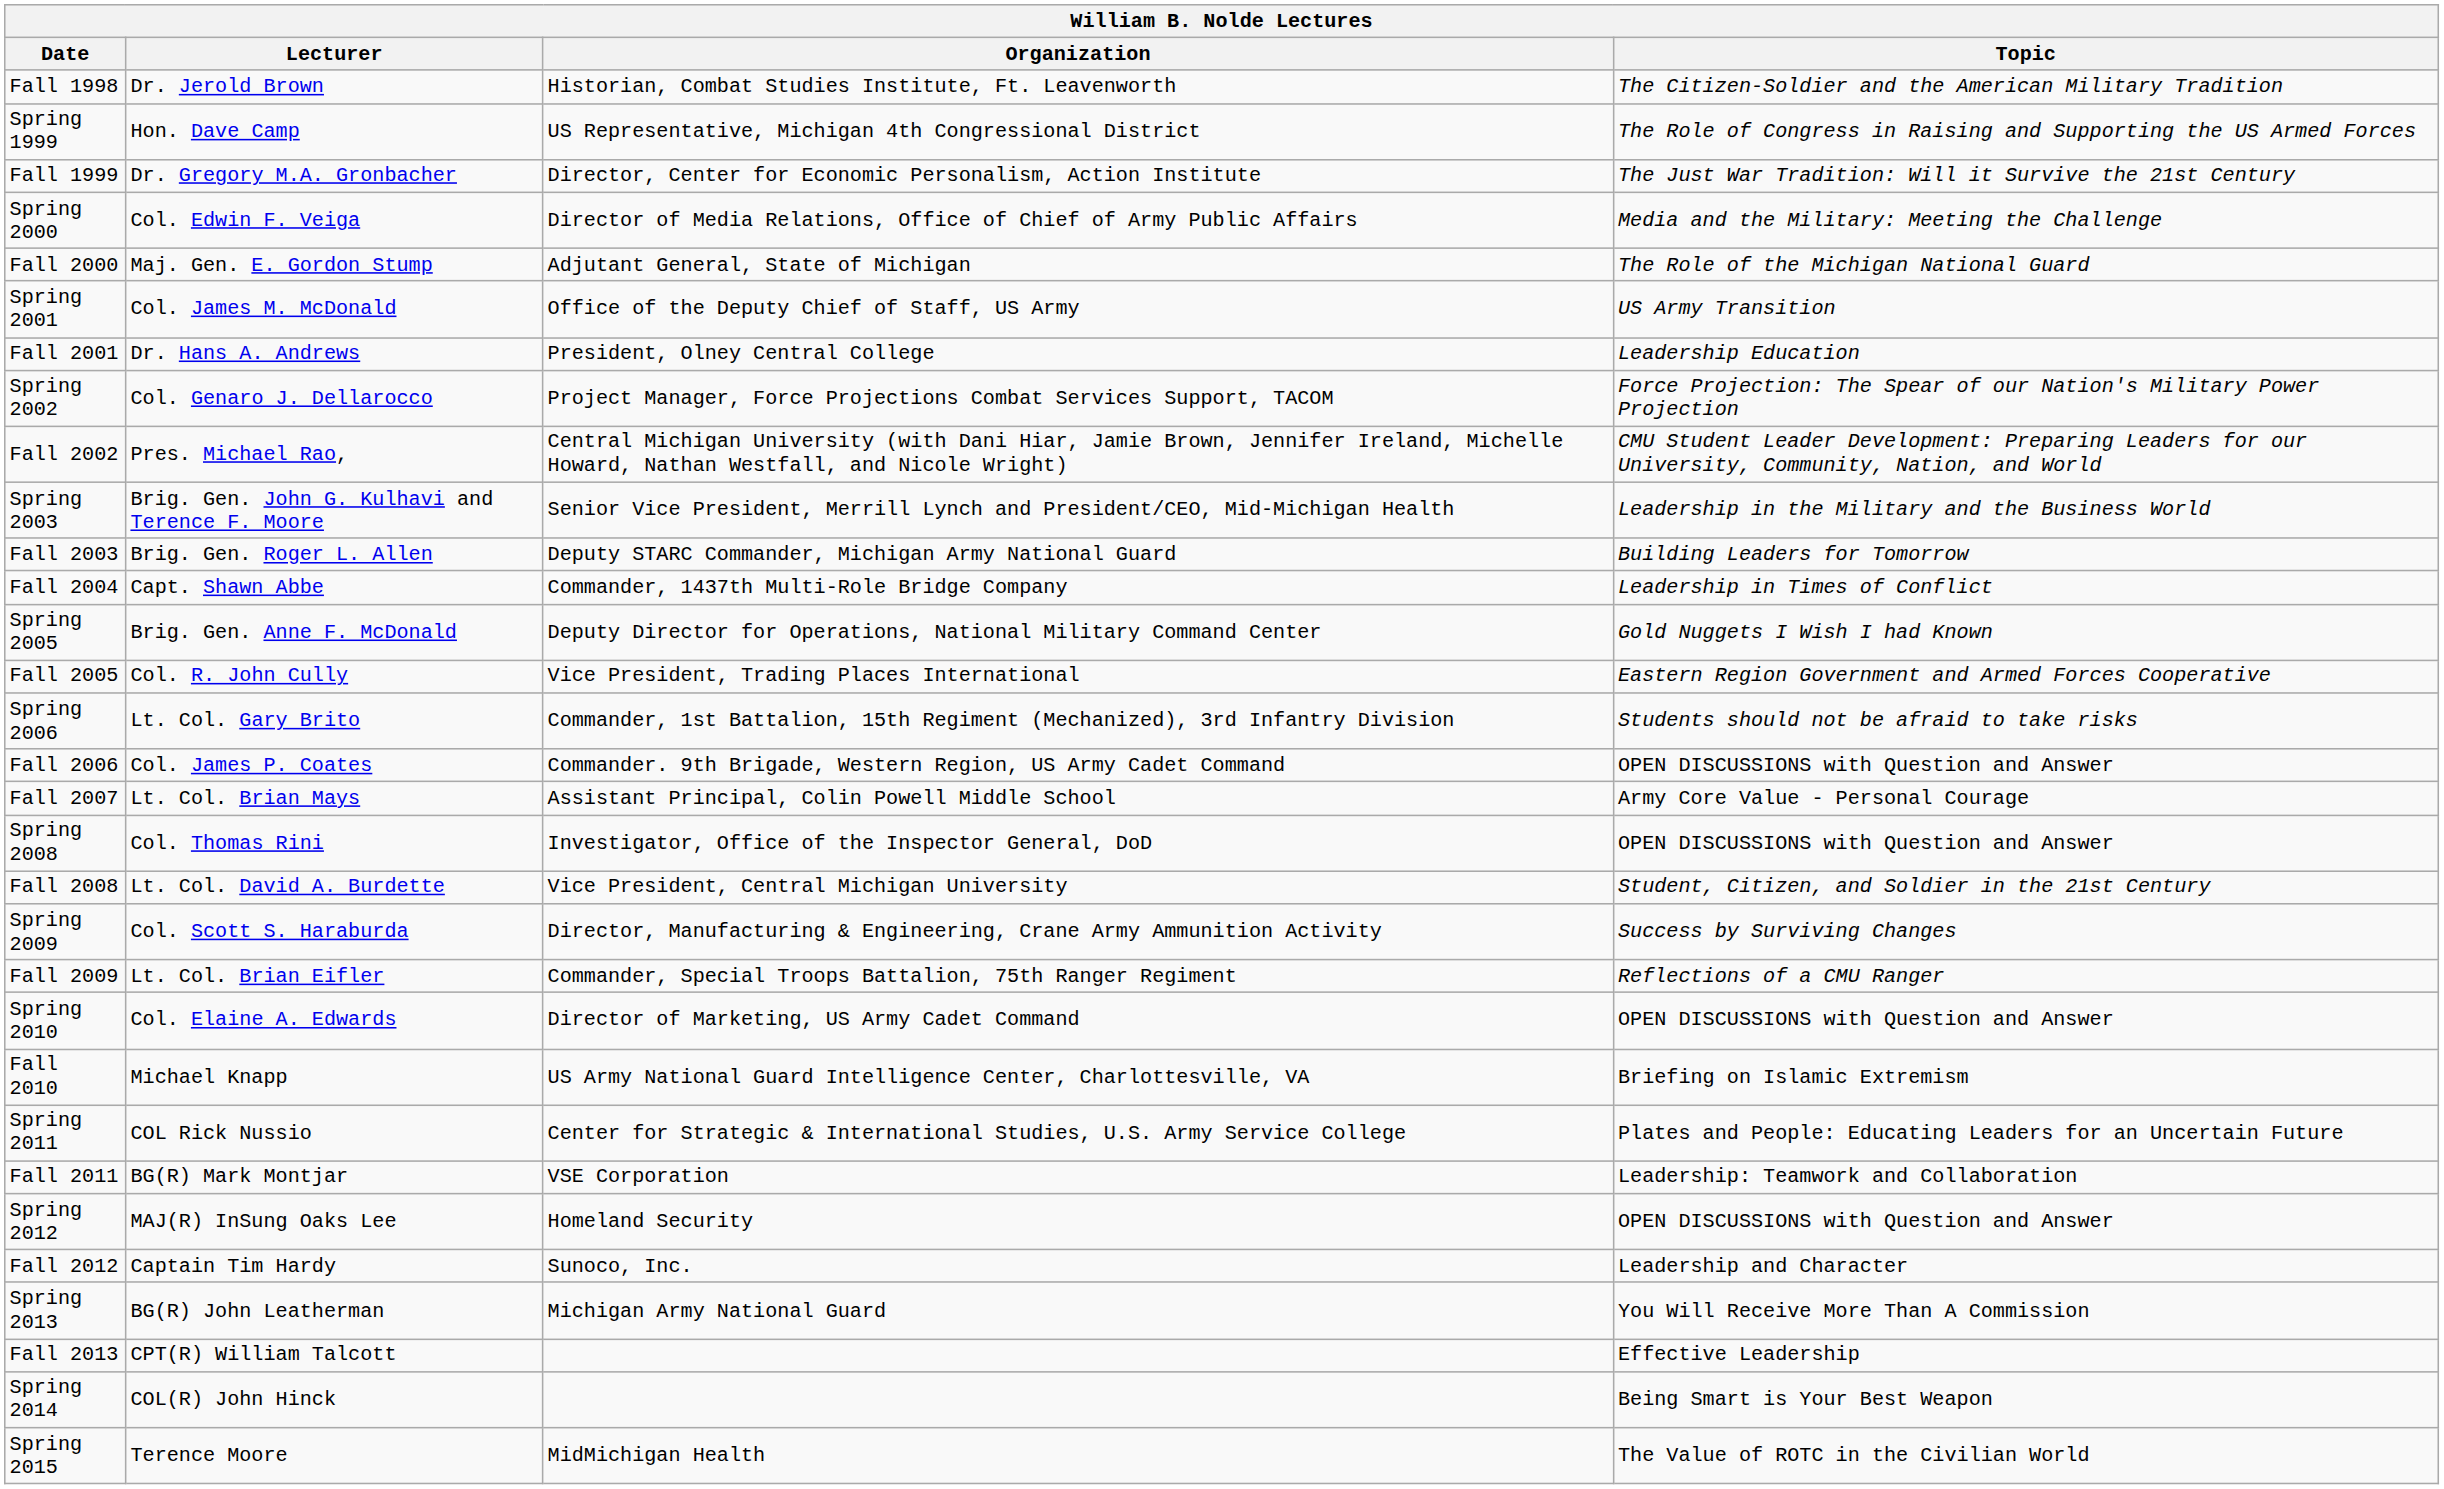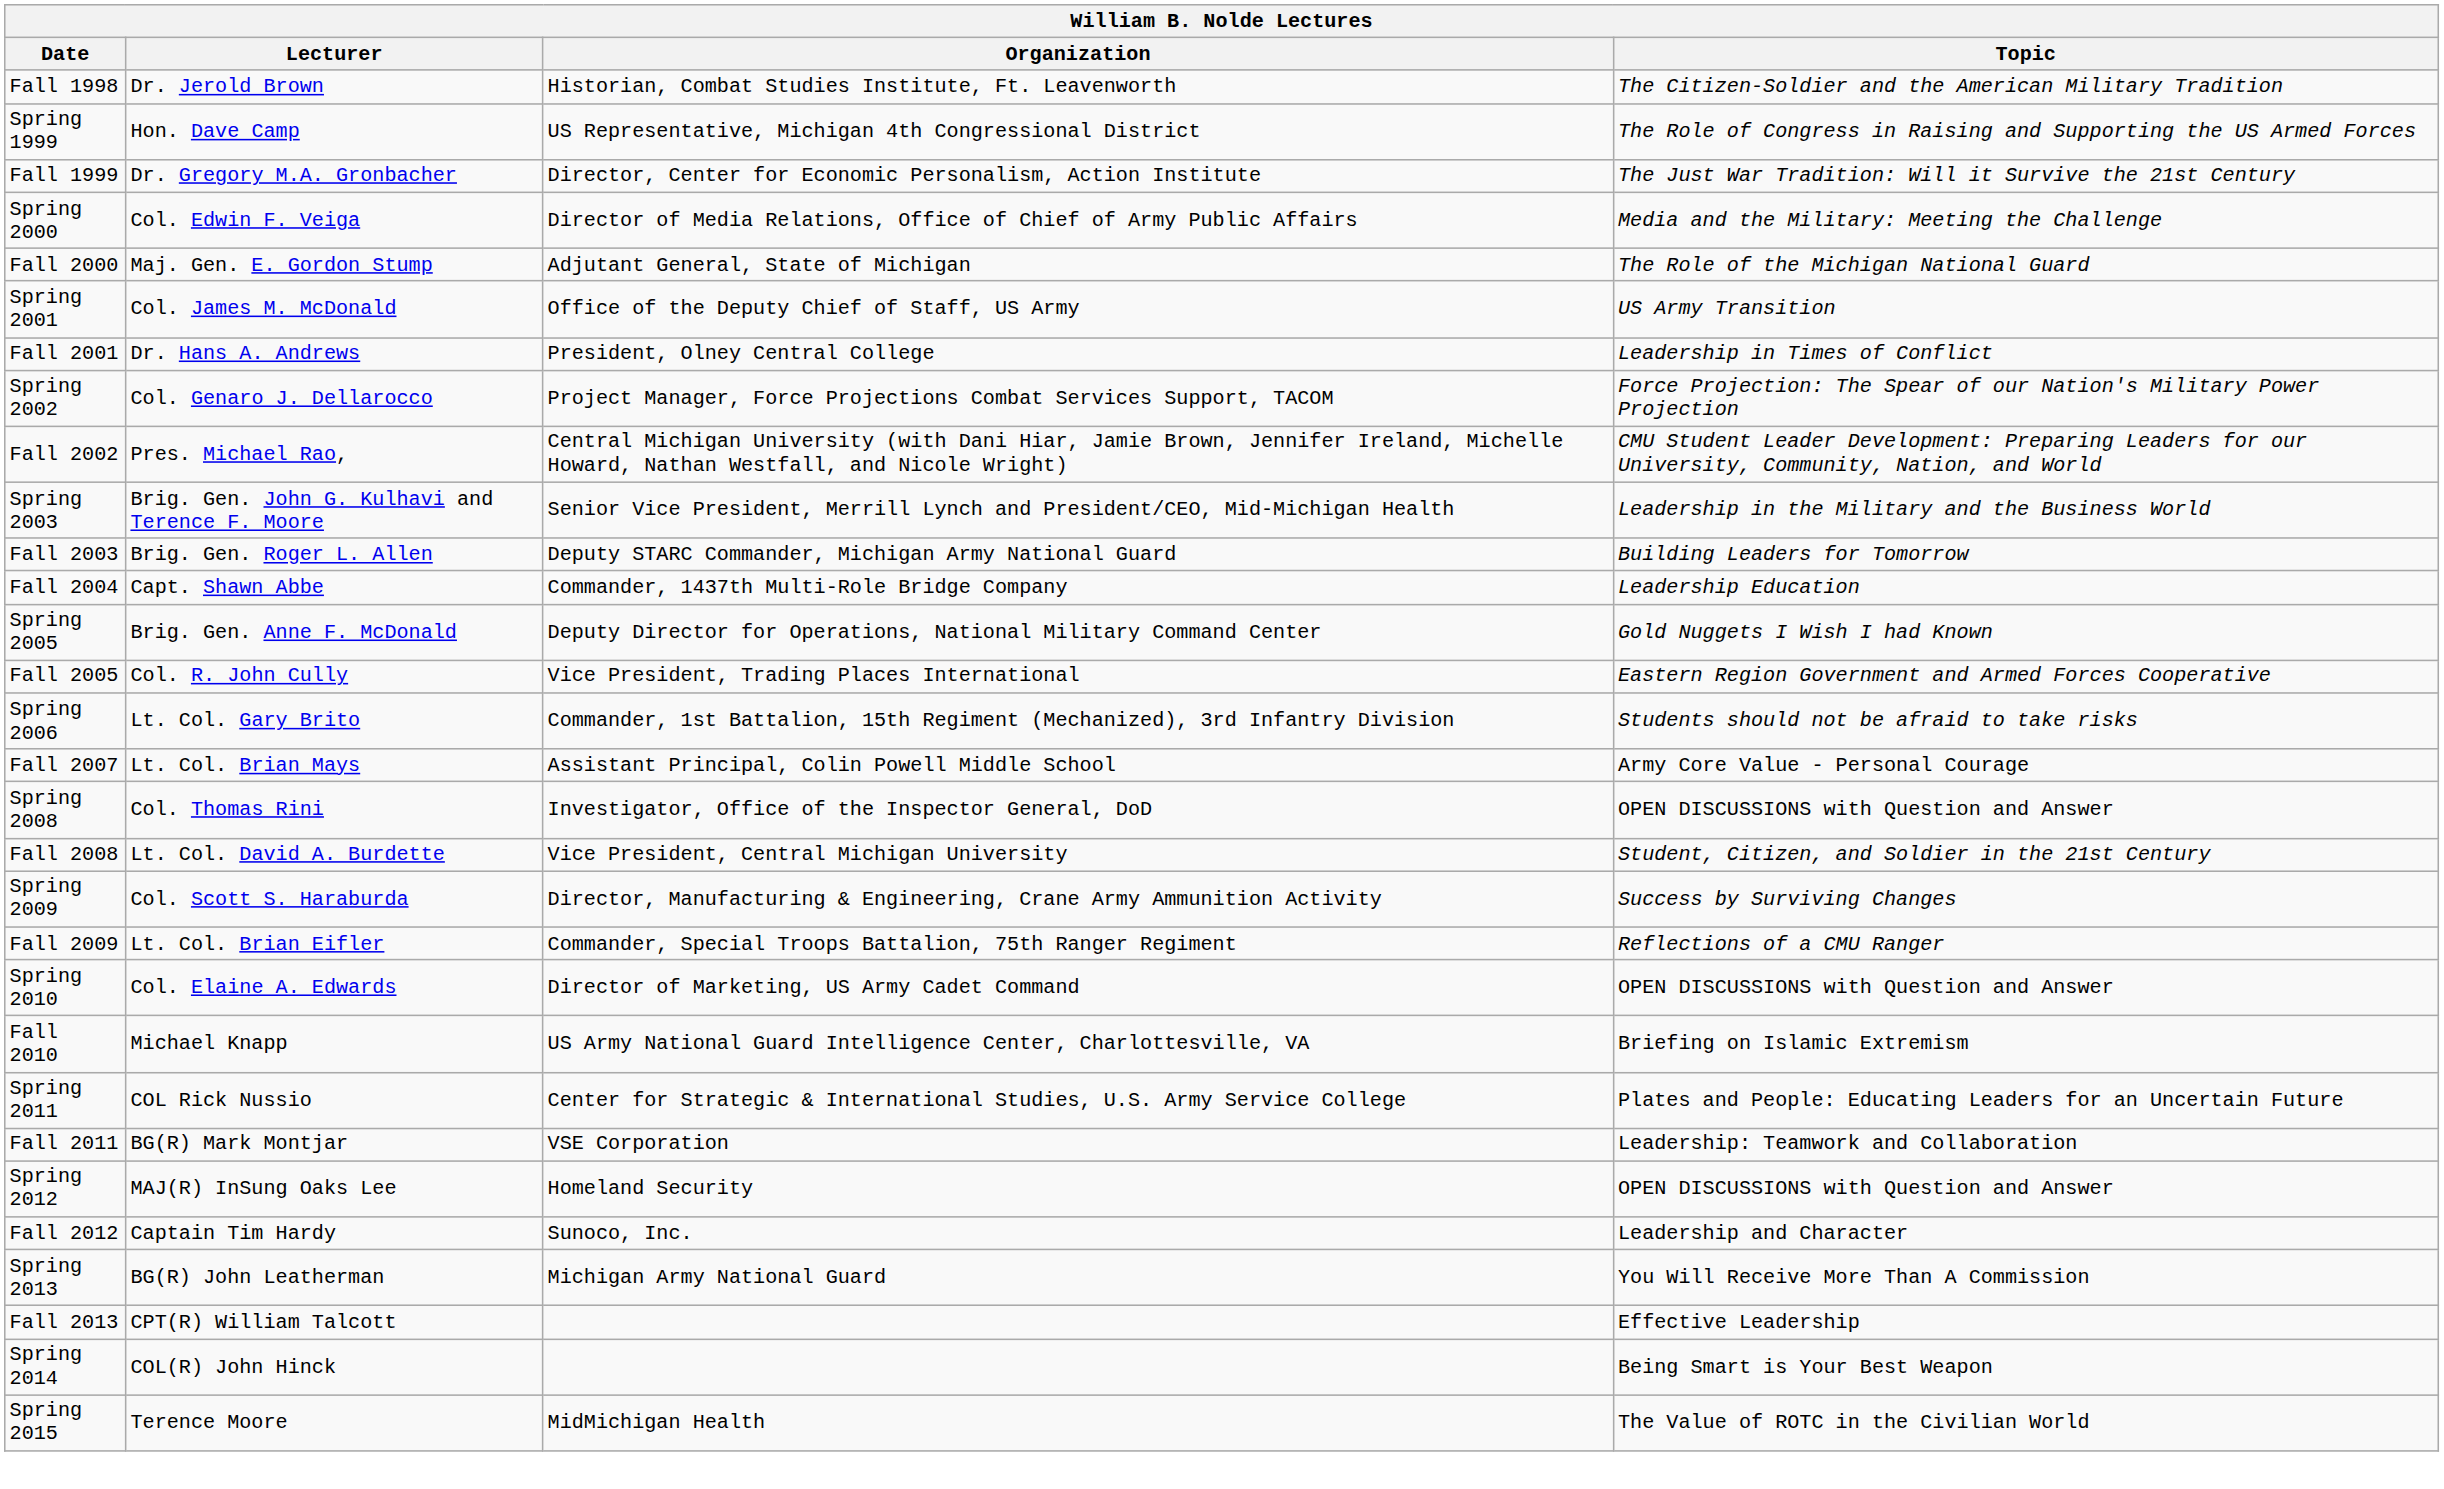(1739, 354) Leadership Education -> (1805, 354) Leadership in Times of Conflict
(1805, 588) Leadership in Times of Conflict -> (1739, 588) Leadership Education
- row: (64, 765)
